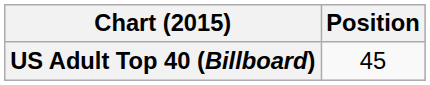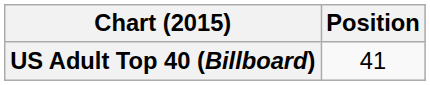(373, 60) 45 -> (373, 60) 41
